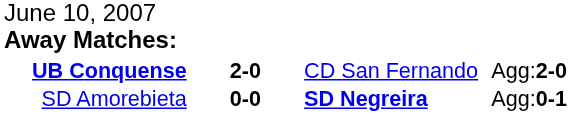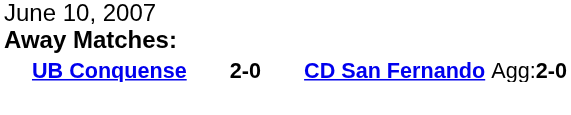(391, 70) normal -> (395, 70) bold
- row: (114, 98)
